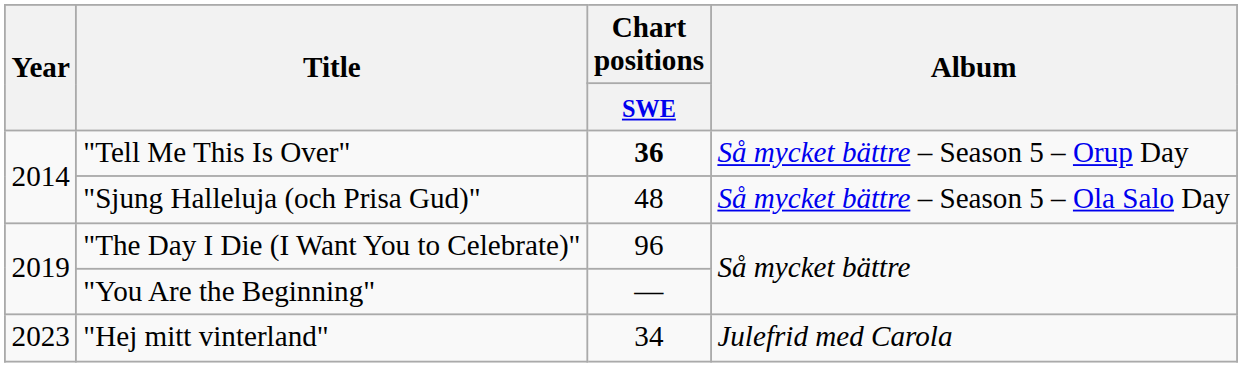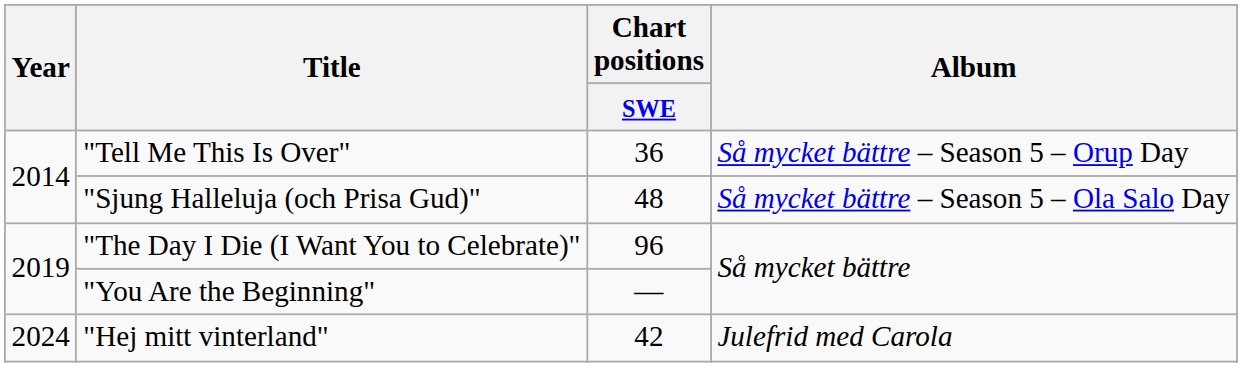(649, 152) bold -> (649, 152) normal
(41, 337) 2023 -> (41, 337) 2024
(649, 337) 34 -> (649, 337) 42
